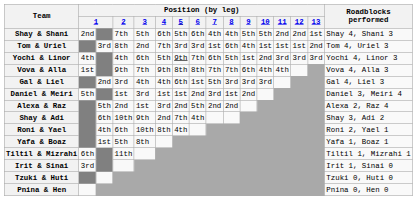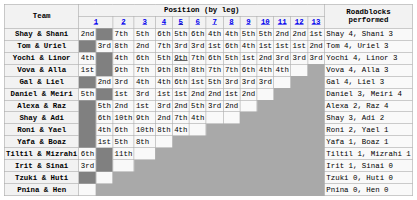(215, 94) 3rd -> (215, 94) 2nd
(215, 106) 2nd -> (215, 106) 3rd
